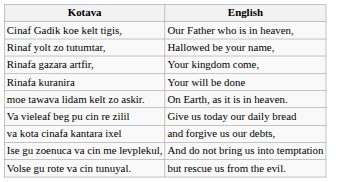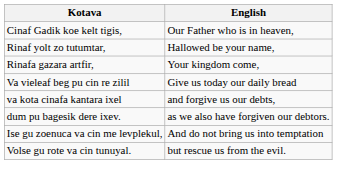- row: (41, 82)
- row: (76, 99)
+ row: (64, 116)
